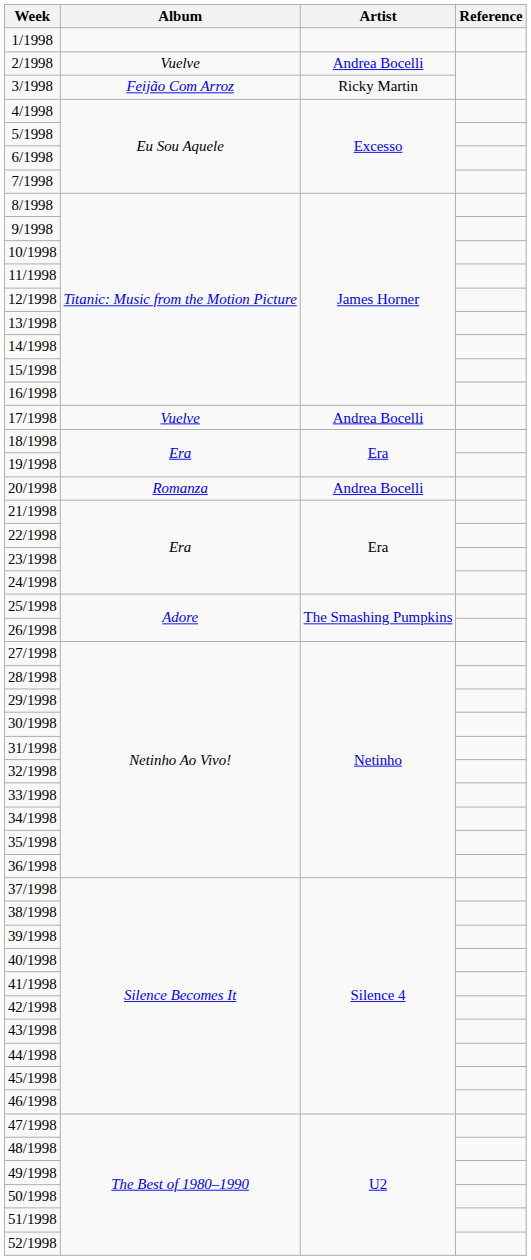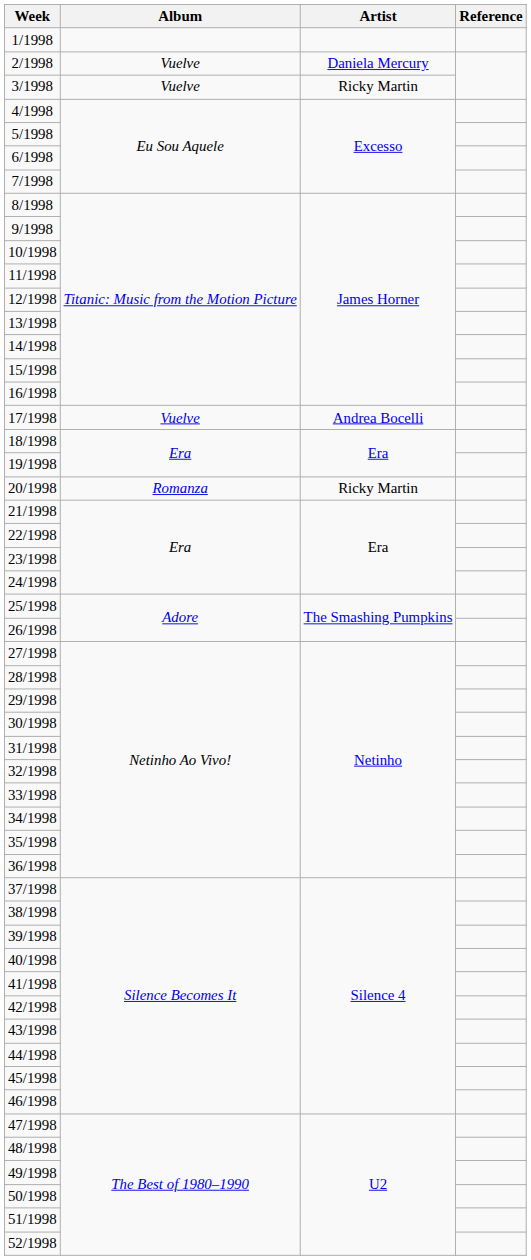(378, 63) Andrea Bocelli -> (378, 63) Daniela Mercury
(180, 87) Feijão Com Arroz -> (180, 87) Vuelve
(378, 488) Andrea Bocelli -> (378, 488) Ricky Martin
